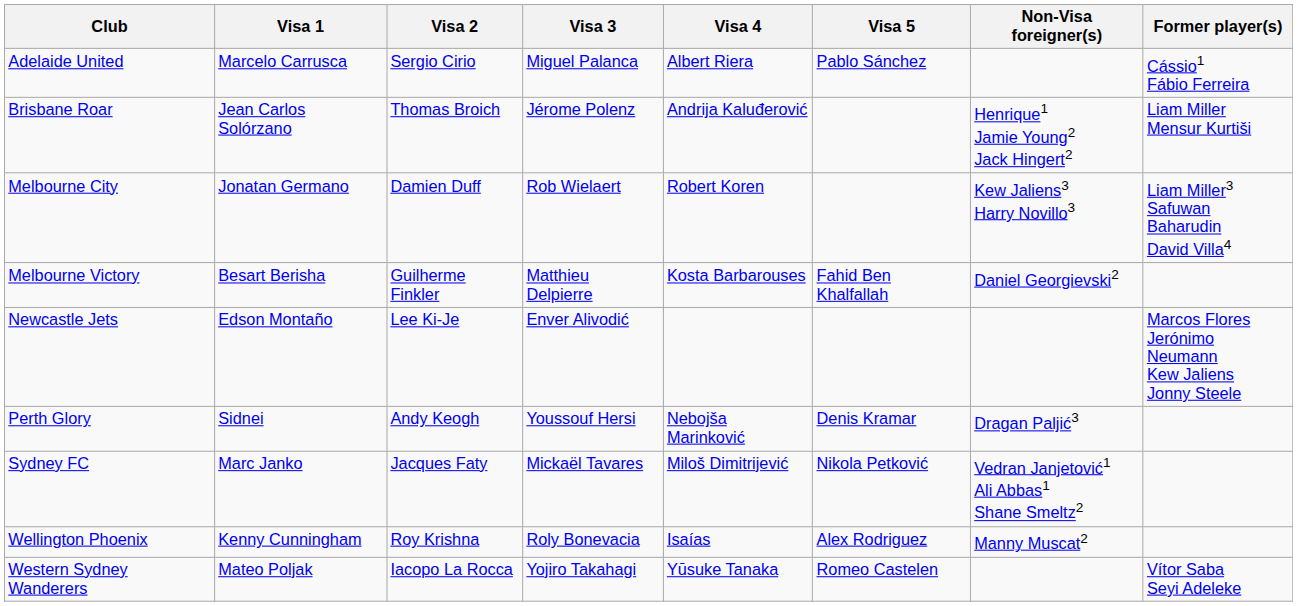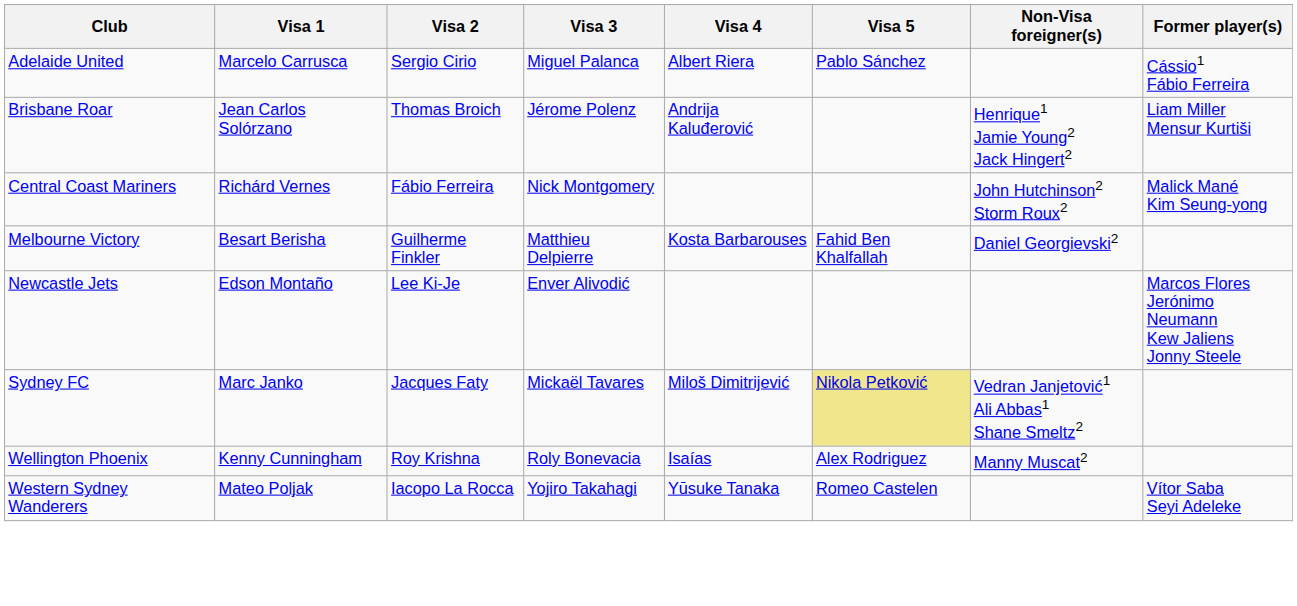+ row: (92, 186)
- row: (63, 186)
- row: (50, 419)
(872, 463) no background -> (872, 382) khaki background
